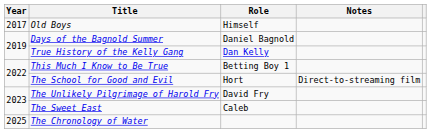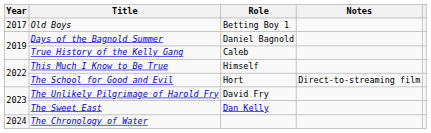(241, 25) Himself -> (256, 25) Betting Boy 1
(246, 53) Dan Kelly -> (236, 53) Caleb
(256, 66) Betting Boy 1 -> (241, 66) Himself
(236, 108) Caleb -> (246, 108) Dan Kelly
(17, 121) 2025 -> (17, 121) 2024
